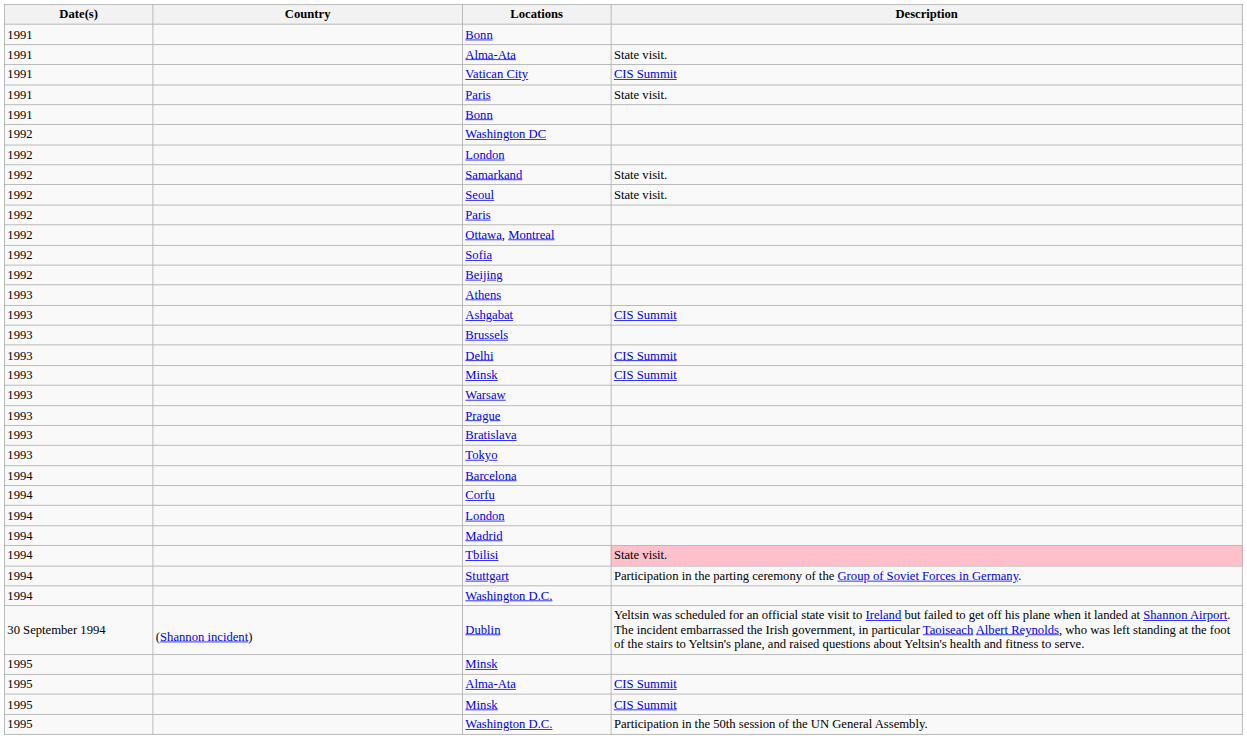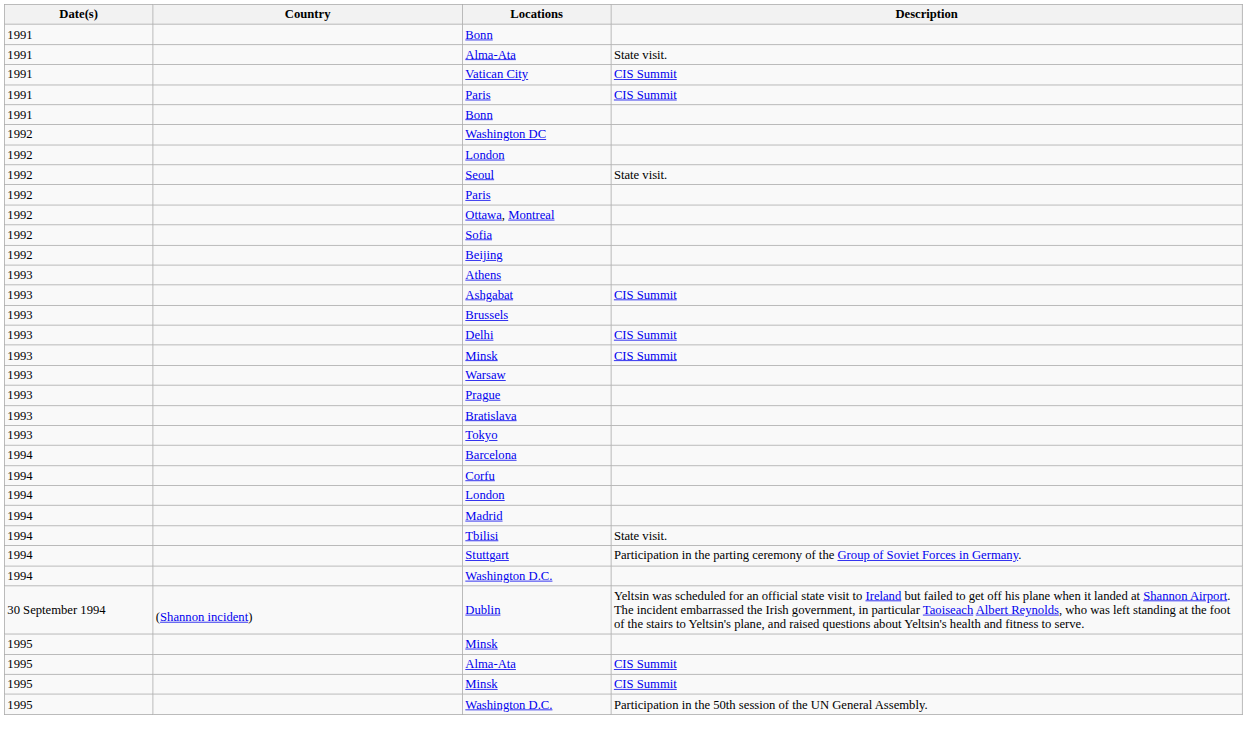(641, 94) State visit. -> (645, 94) CIS Summit
- row: (20, 174)
(641, 555) pink background -> (641, 535) no background
